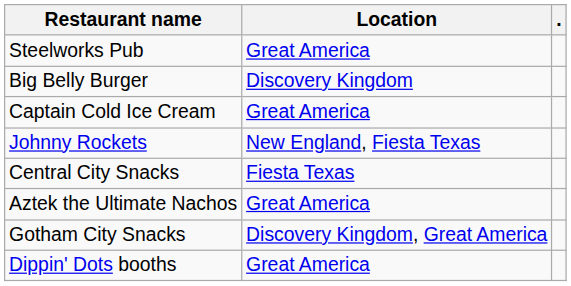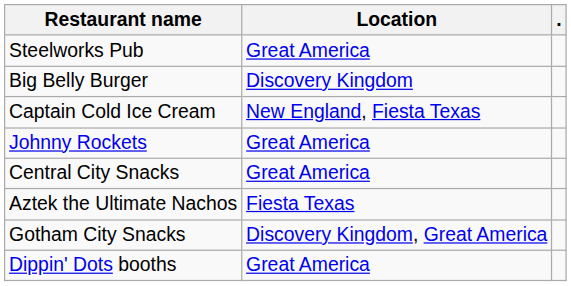(308, 111) Great America -> (363, 111) New England, Fiesta Texas
(363, 142) New England, Fiesta Texas -> (308, 142) Great America
(300, 173) Fiesta Texas -> (308, 173) Great America
(308, 204) Great America -> (300, 204) Fiesta Texas
